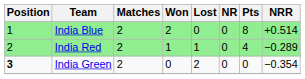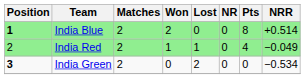(10, 30) normal -> (10, 30) bold
(281, 47) −0.289 -> (281, 47) −0.049
(281, 64) −0.354 -> (281, 64) −0.534
